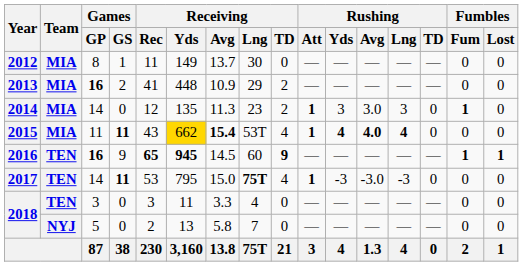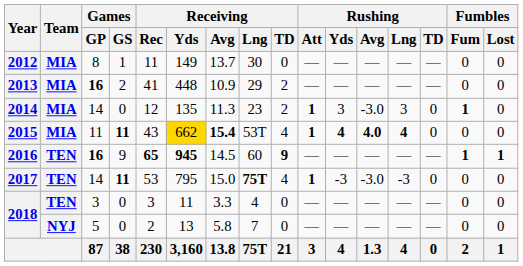(372, 109) 3.0 -> (372, 109) -3.0
